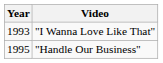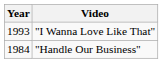(18, 49) 1995 -> (18, 49) 1984
